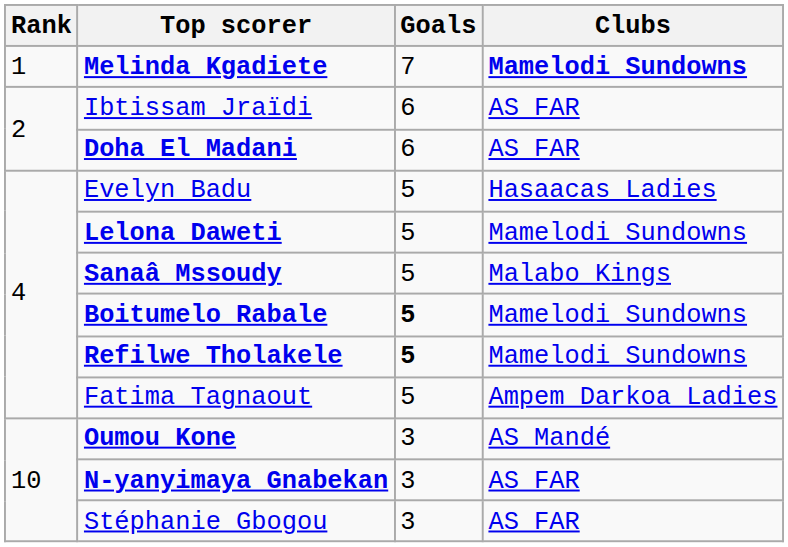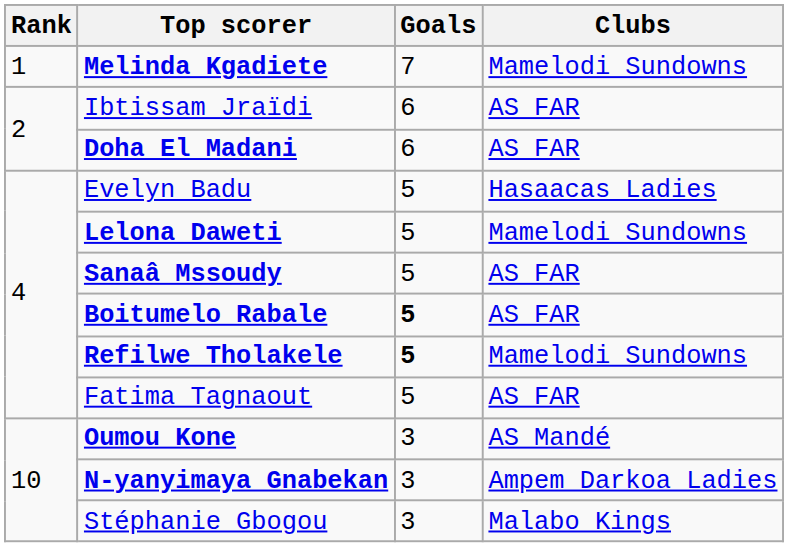(618, 67) bold -> (618, 67) normal
(580, 274) Malabo Kings -> (534, 274) AS FAR
(618, 315) Mamelodi Sundowns -> (534, 315) AS FAR
(633, 397) Ampem Darkoa Ladies -> (534, 397) AS FAR
(534, 480) AS FAR -> (633, 480) Ampem Darkoa Ladies
(534, 521) AS FAR -> (580, 521) Malabo Kings
